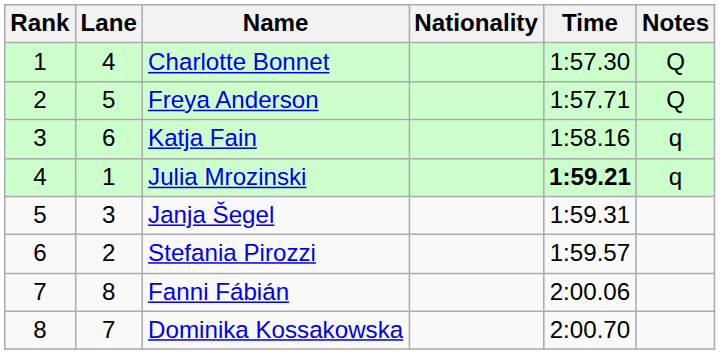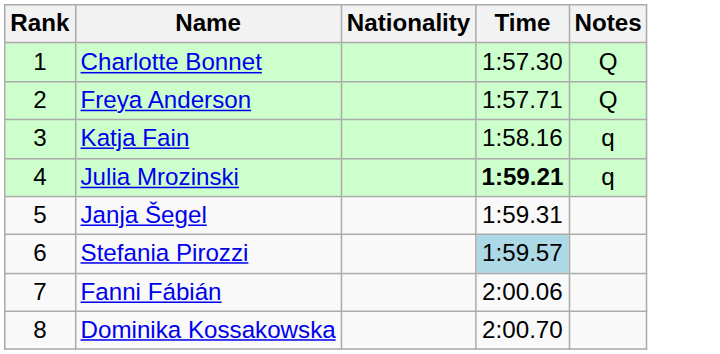- column: (109, 23)
(590, 253) no background -> (522, 253) lightblue background
